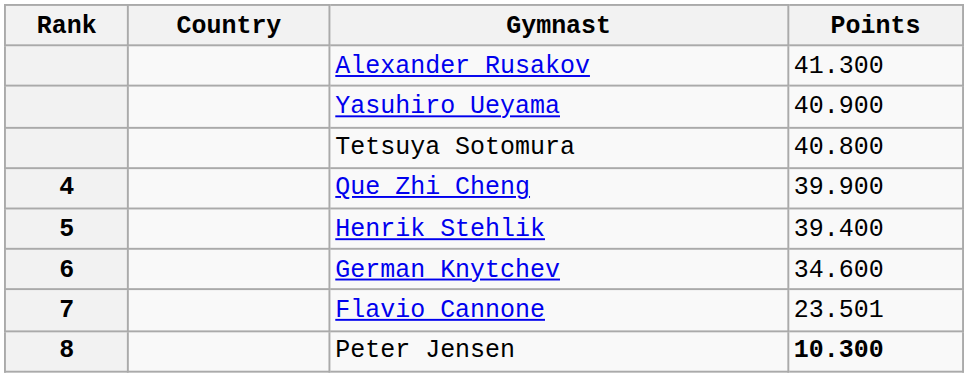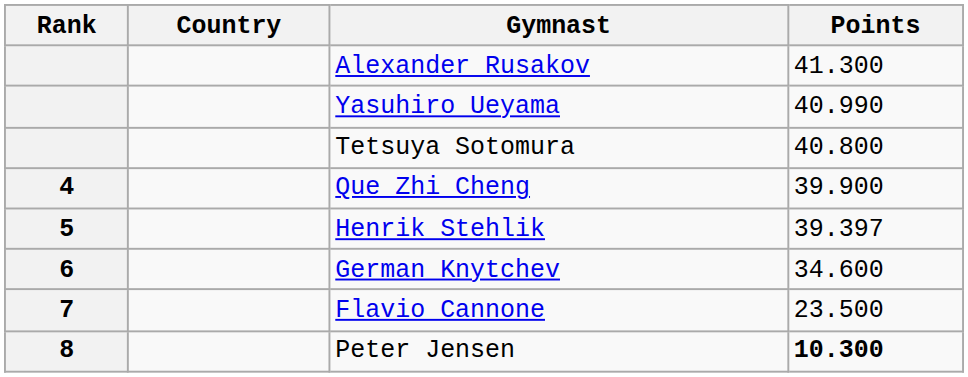(839, 107) 40.900 -> (839, 107) 40.990
(839, 229) 39.400 -> (839, 229) 39.397
(839, 310) 23.501 -> (839, 310) 23.500
